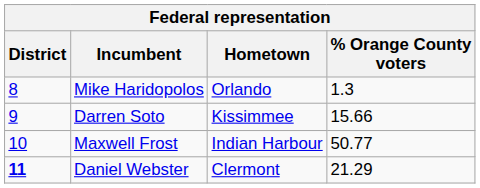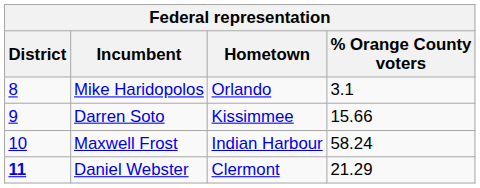(342, 90) 1.3 -> (342, 90) 3.1
(351, 143) 50.77 -> (351, 143) 58.24
